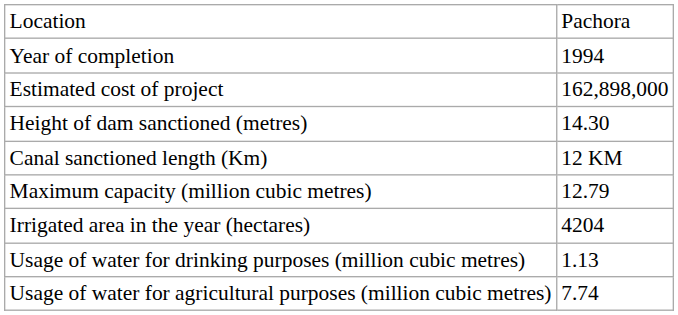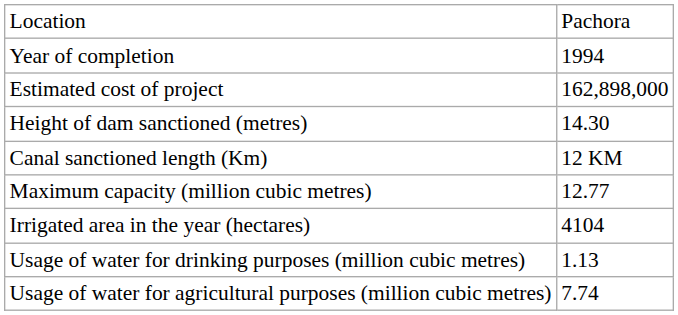(585, 191) 12.79 -> (585, 191) 12.77
(583, 225) 4204 -> (583, 225) 4104
